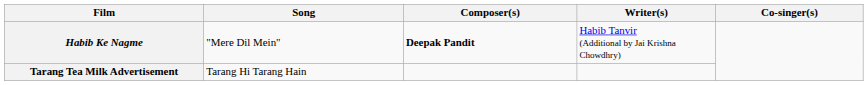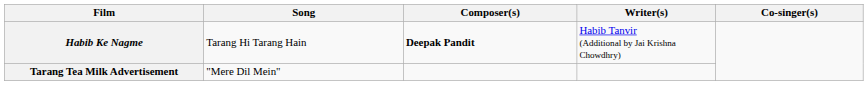(243, 42) "Mere Dil Mein" -> (256, 42) Tarang Hi Tarang Hain
(256, 72) Tarang Hi Tarang Hain -> (243, 72) "Mere Dil Mein"
